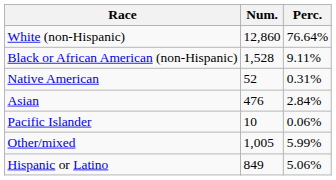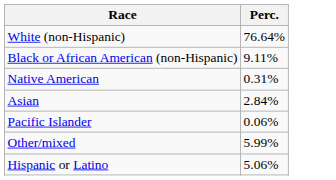- column: (262, 15)
